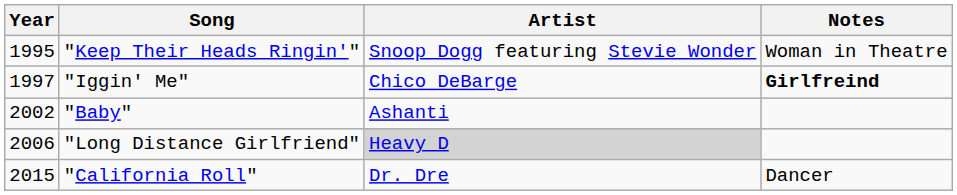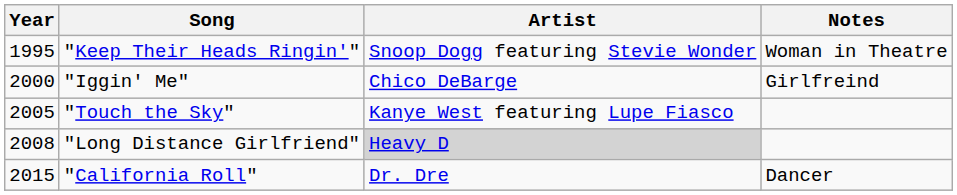(32, 82) 1997 -> (32, 82) 2000
(822, 82) bold -> (822, 82) normal
- row: (98, 113)
+ row: (149, 113)
(32, 144) 2006 -> (32, 144) 2008
